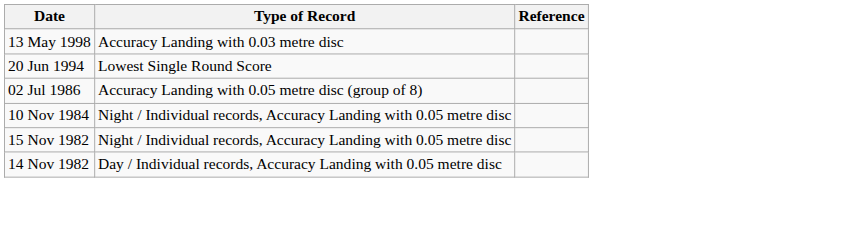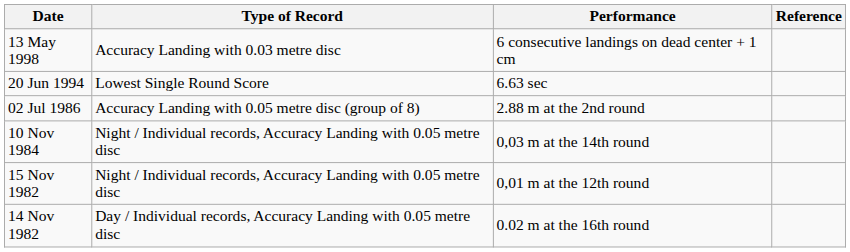+ column: (633, 16)
